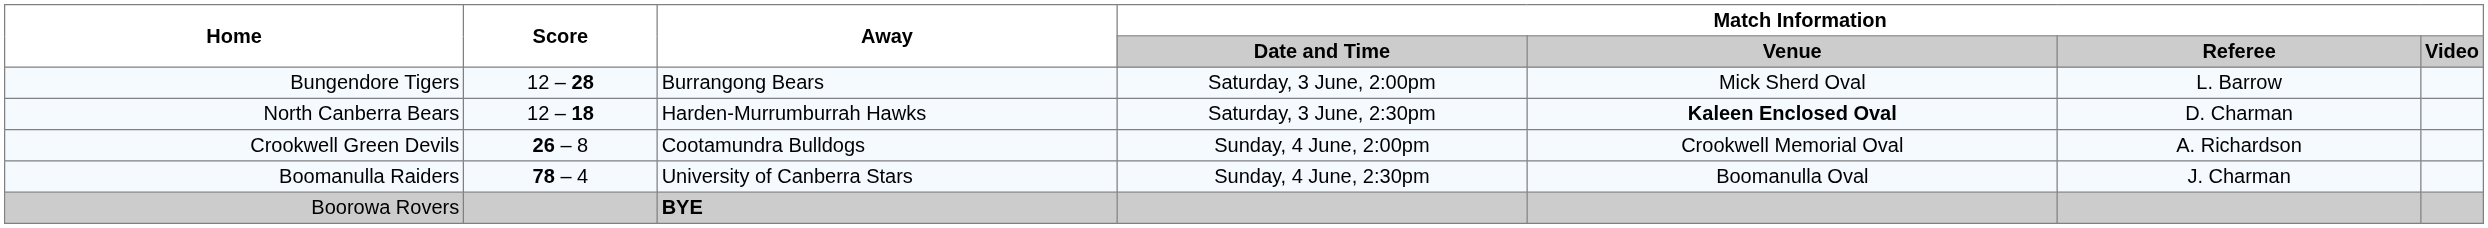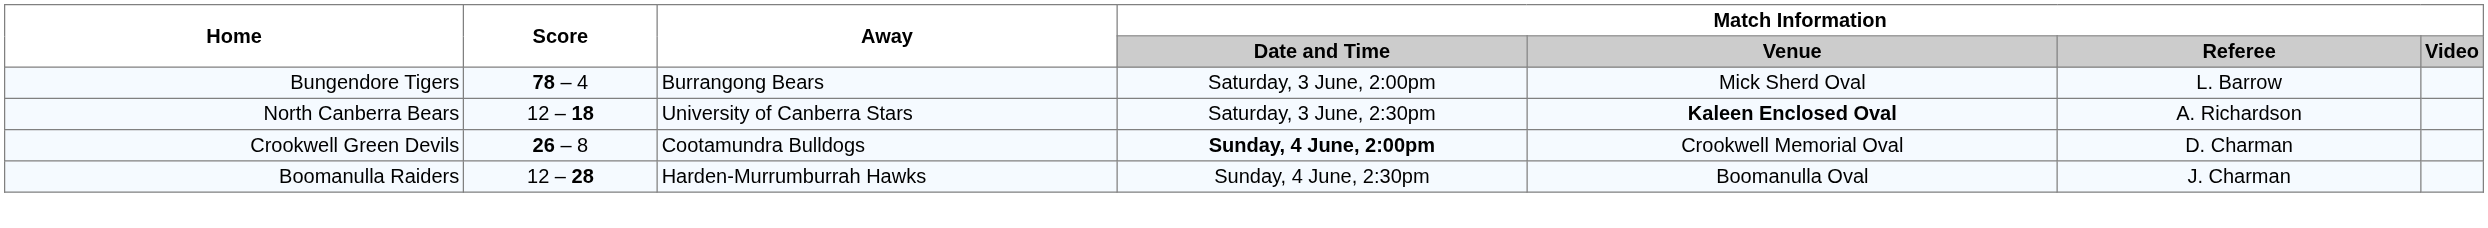(560, 82) 12 – 28 -> (560, 82) 78 – 4
(794, 113) Harden-Murrumburrah Hawks -> (787, 113) University of Canberra Stars
(2239, 113) D. Charman -> (2239, 113) A. Richardson
(1322, 145) normal -> (1322, 145) bold
(2239, 145) A. Richardson -> (2239, 145) D. Charman
(560, 176) 78 – 4 -> (560, 176) 12 – 28
(787, 176) University of Canberra Stars -> (794, 176) Harden-Murrumburrah Hawks
- row: (385, 207)
